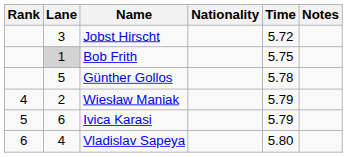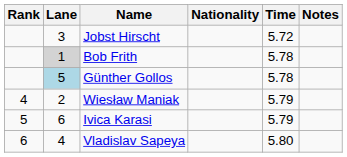(281, 57) 5.75 -> (281, 57) 5.78
(62, 78) no background -> (62, 78) lightblue background
